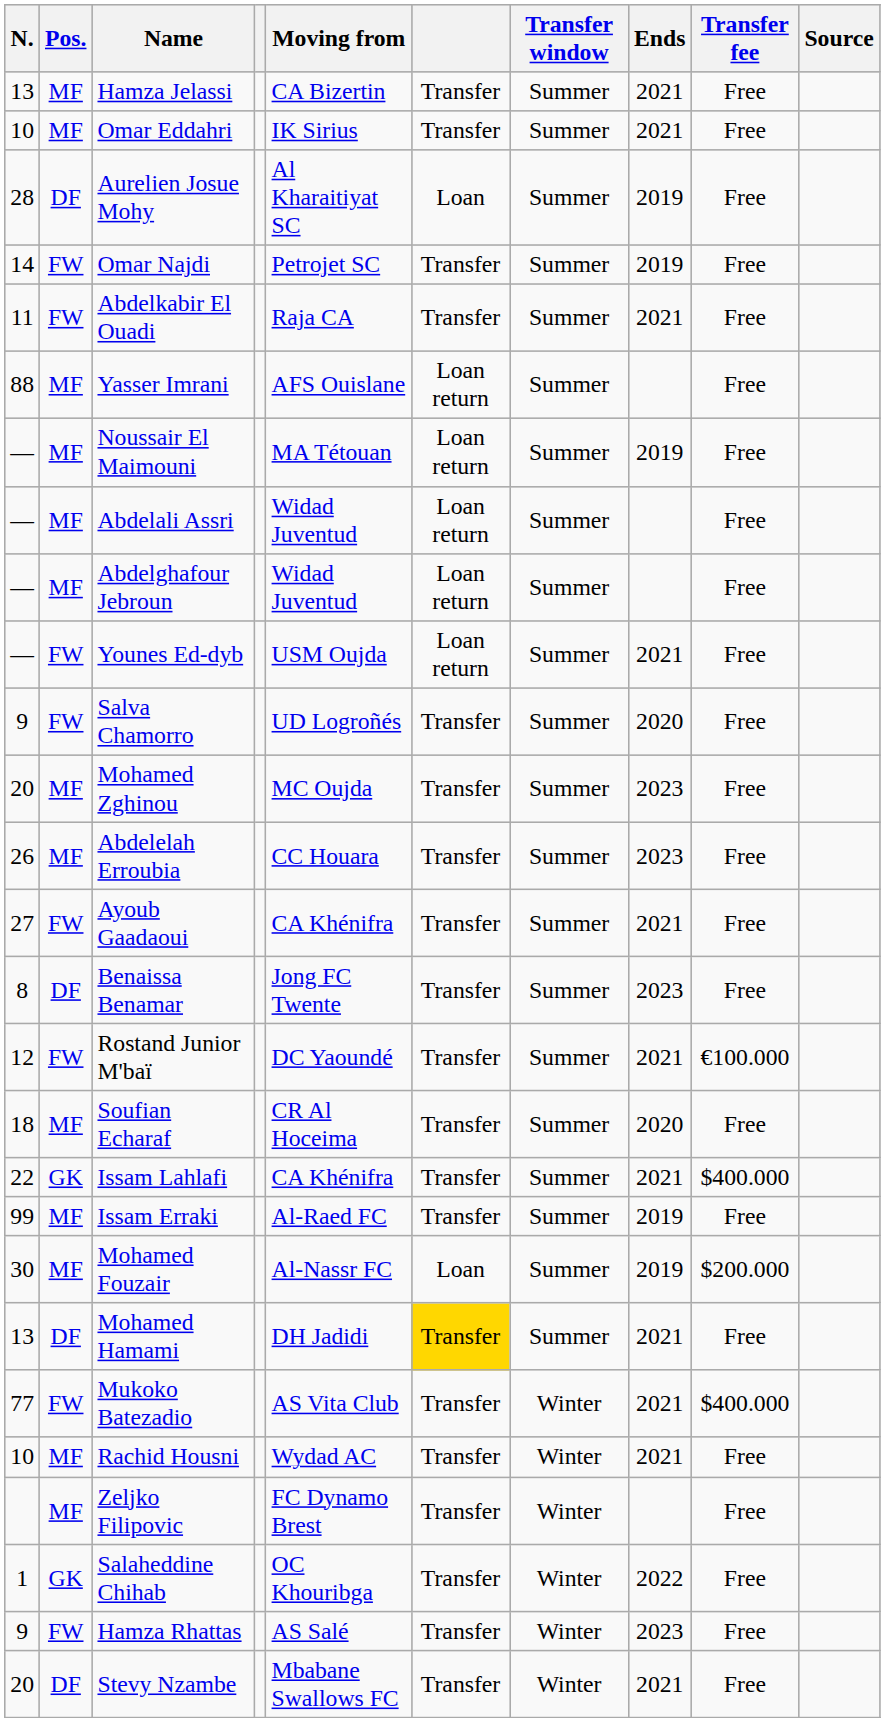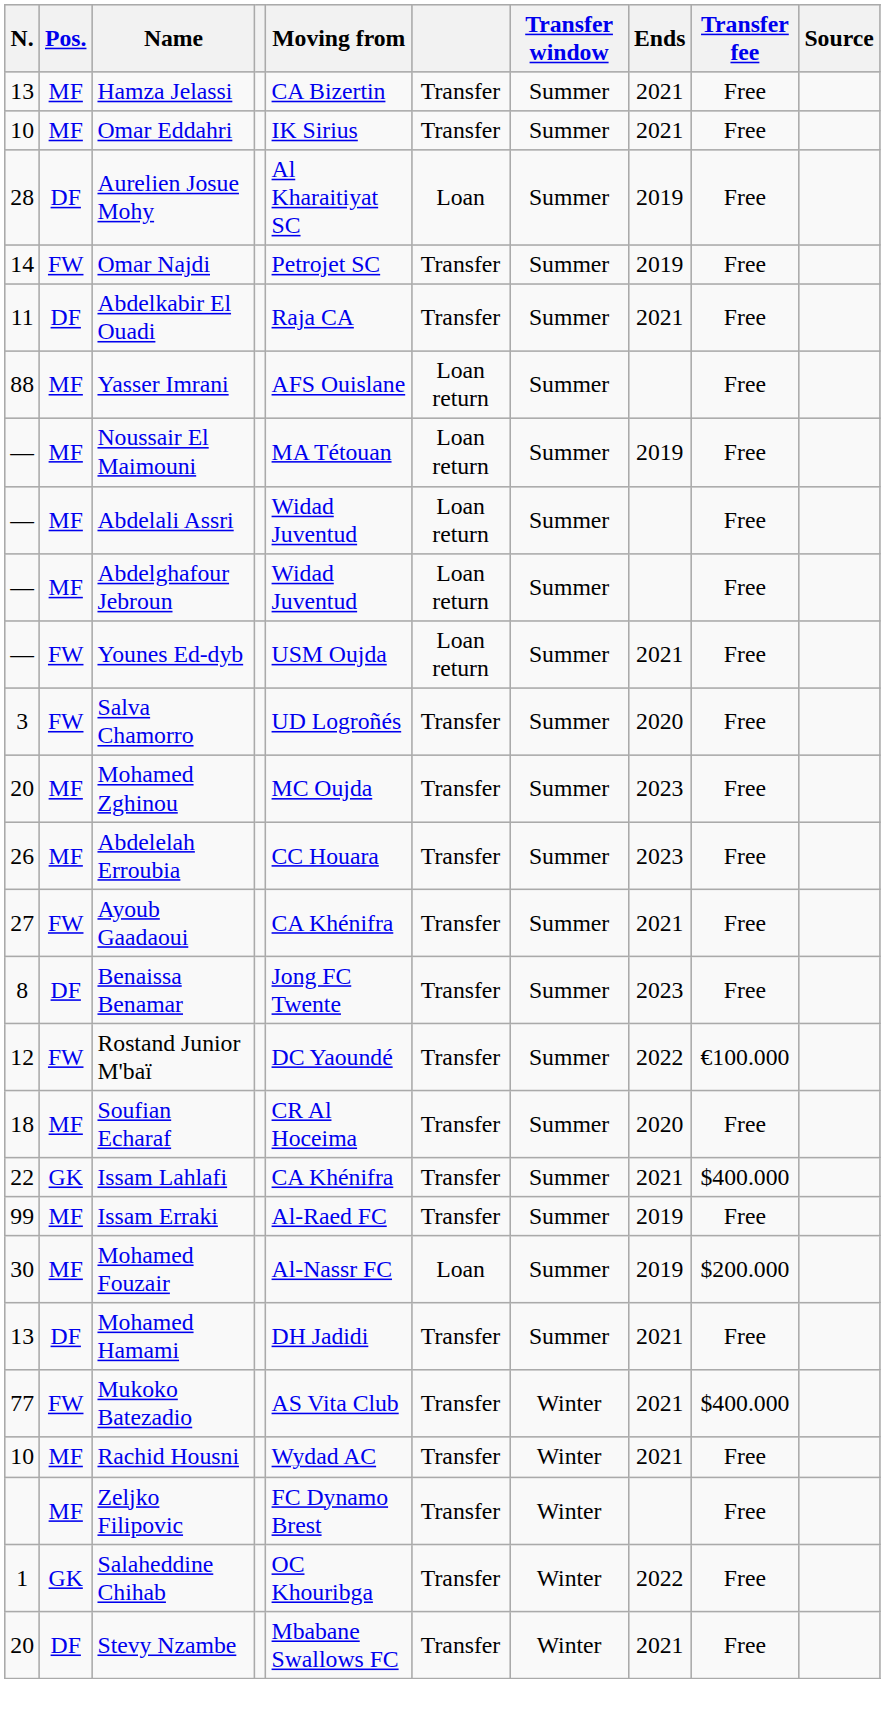(66, 318) FW -> (66, 318) DF
(22, 721) 9 -> (22, 721) 3
(660, 1056) 2021 -> (660, 1056) 2022
(461, 1336) gold background -> (461, 1336) no background
- row: (170, 1630)
